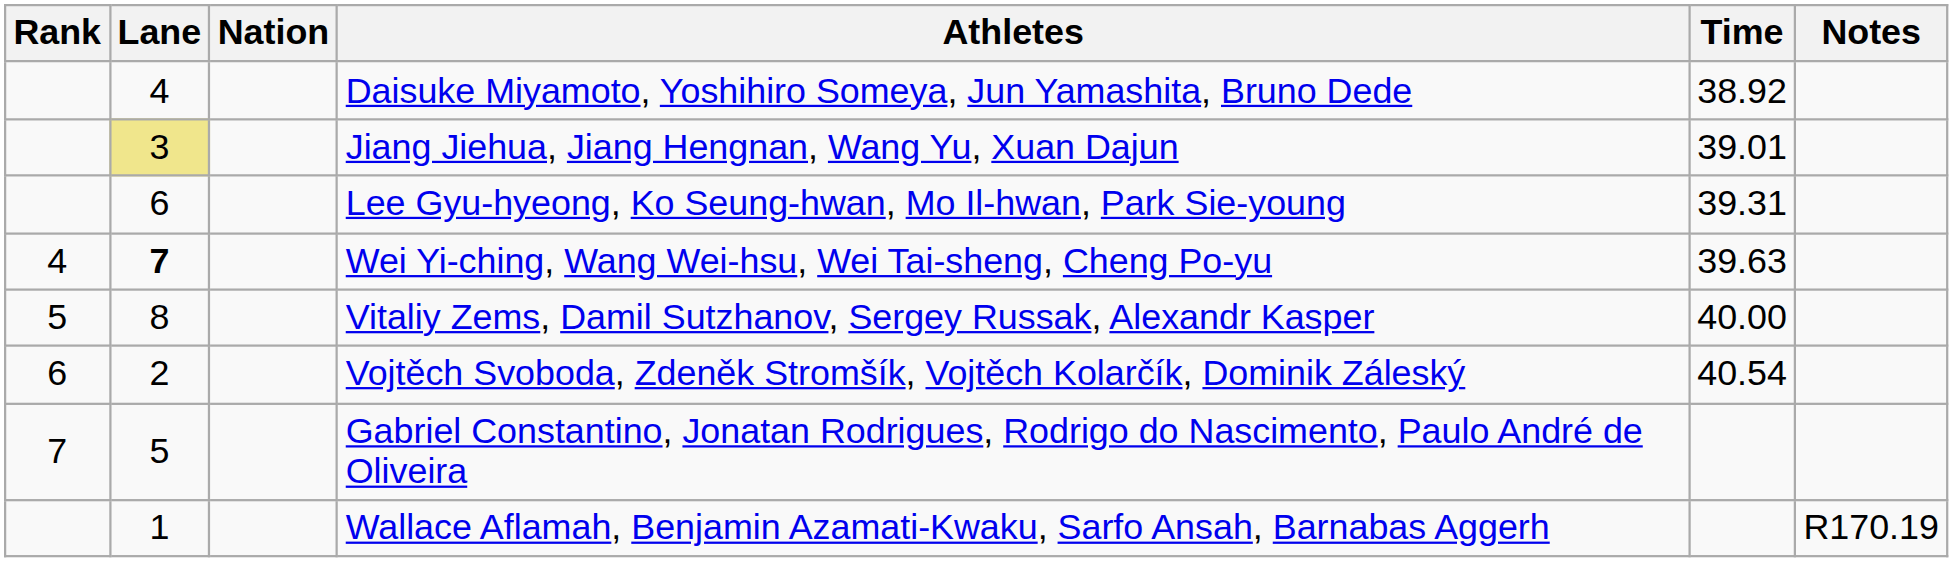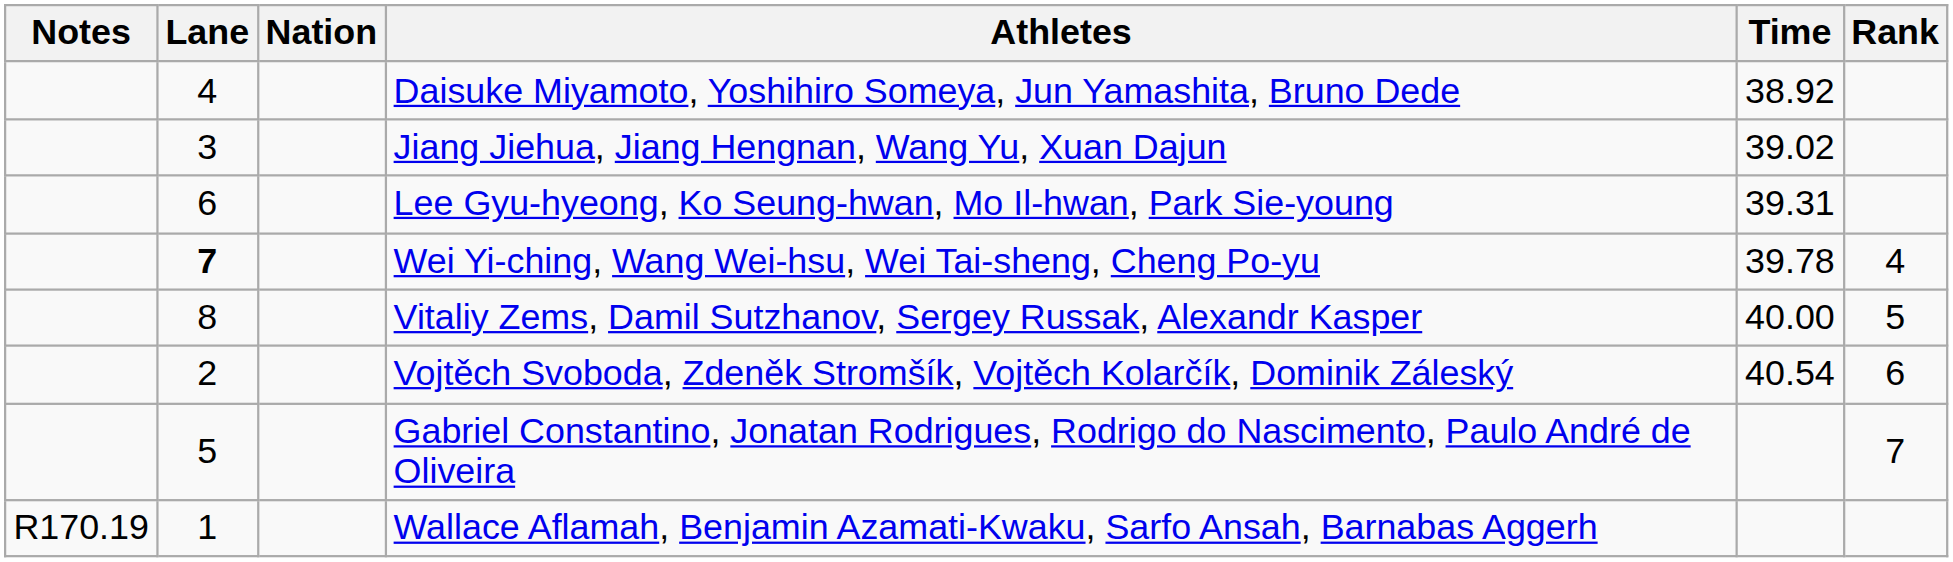columns swapped: (57, 32) <-> (1871, 32)
(159, 146) khaki background -> (207, 146) no background
(1742, 146) 39.01 -> (1790, 146) 39.02
(1742, 260) 39.63 -> (1790, 260) 39.78
